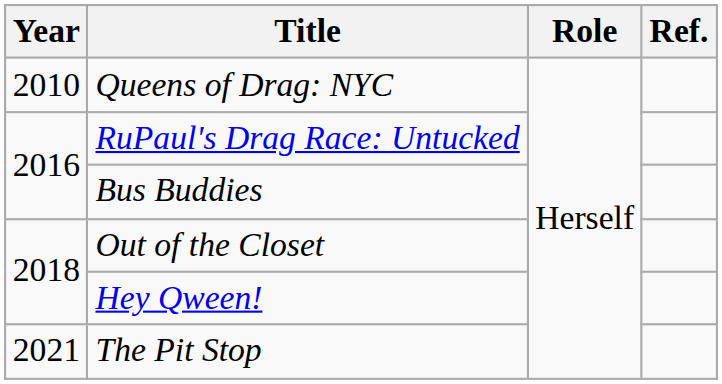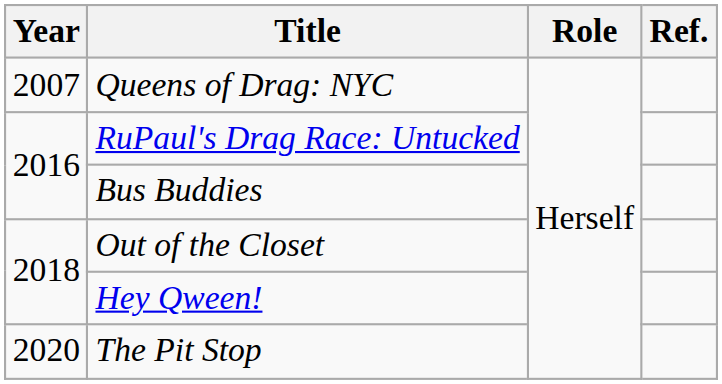(46, 84) 2010 -> (46, 84) 2007
(46, 350) 2021 -> (46, 350) 2020
